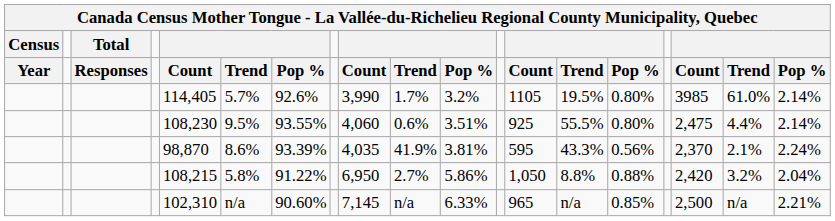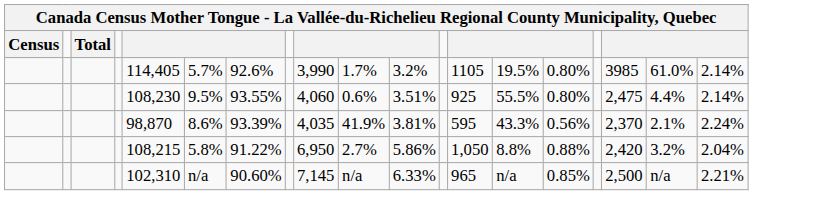- row: (34, 70)
